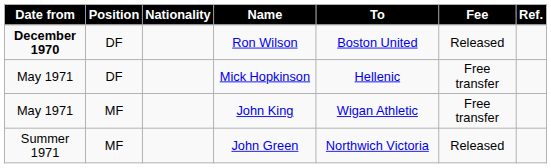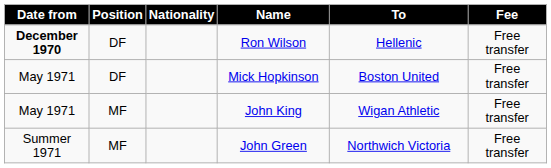- column: (531, 15)
(377, 42) Boston United -> (399, 42) Hellenic
(477, 42) Released -> (507, 42) Free transfer
(377, 77) Hellenic -> (399, 77) Boston United
(477, 146) Released -> (507, 146) Free transfer
